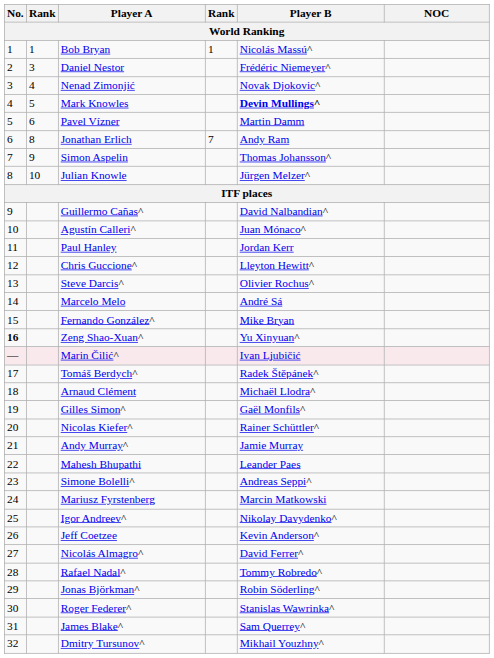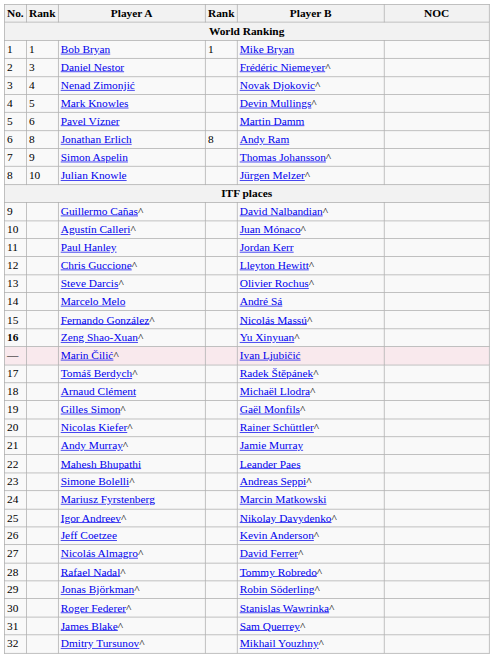(276, 49) Nicolás Massú^ -> (267, 49) Mike Bryan
(280, 103) bold -> (278, 103) normal
(211, 139) 7 -> (211, 139) 8
(267, 319) Mike Bryan -> (276, 319) Nicolás Massú^
